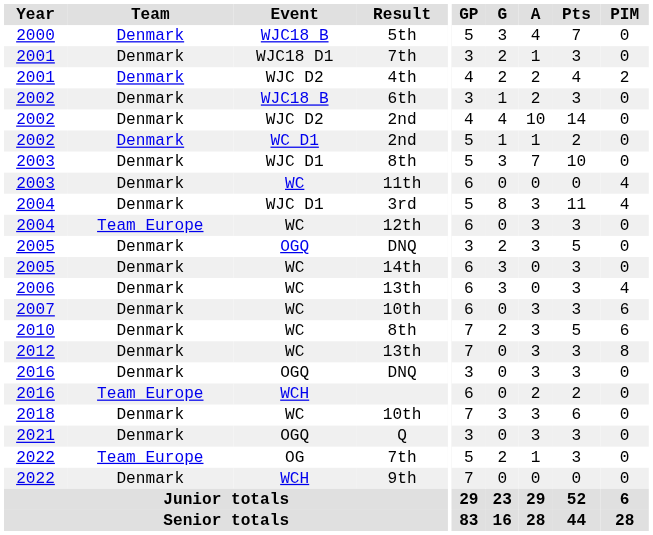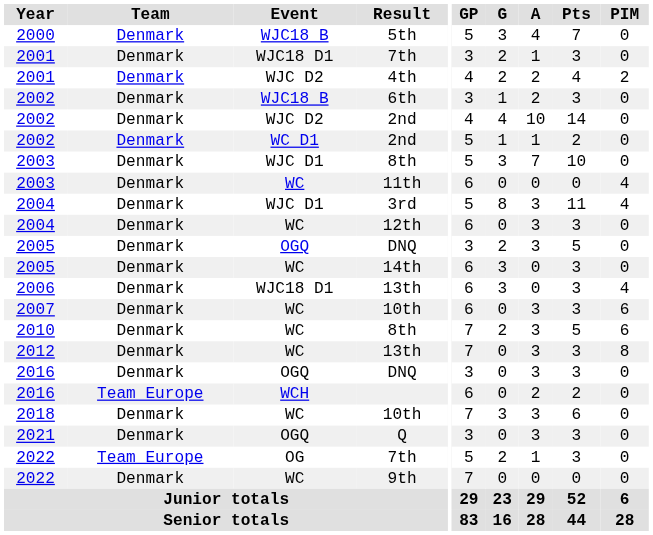(150, 225) Team Europe -> (150, 225) Denmark
(295, 289) WC -> (295, 289) WJC18 D1
(295, 478) WCH -> (295, 478) WC
